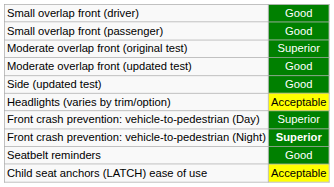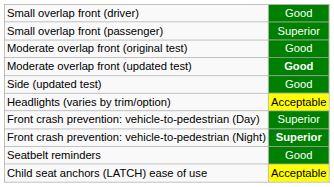(299, 31) Good -> (299, 31) Superior
(299, 48) Superior -> (299, 48) Good
(299, 66) normal -> (299, 66) bold
